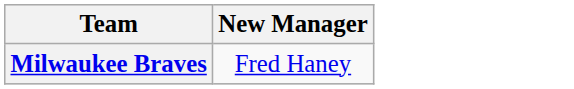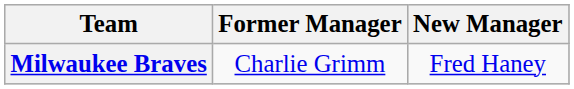+ column: (310, 24)
